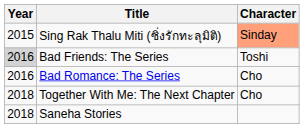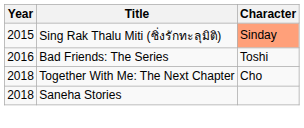(20, 57) lightgrey background -> (20, 57) no background
- row: (110, 76)
